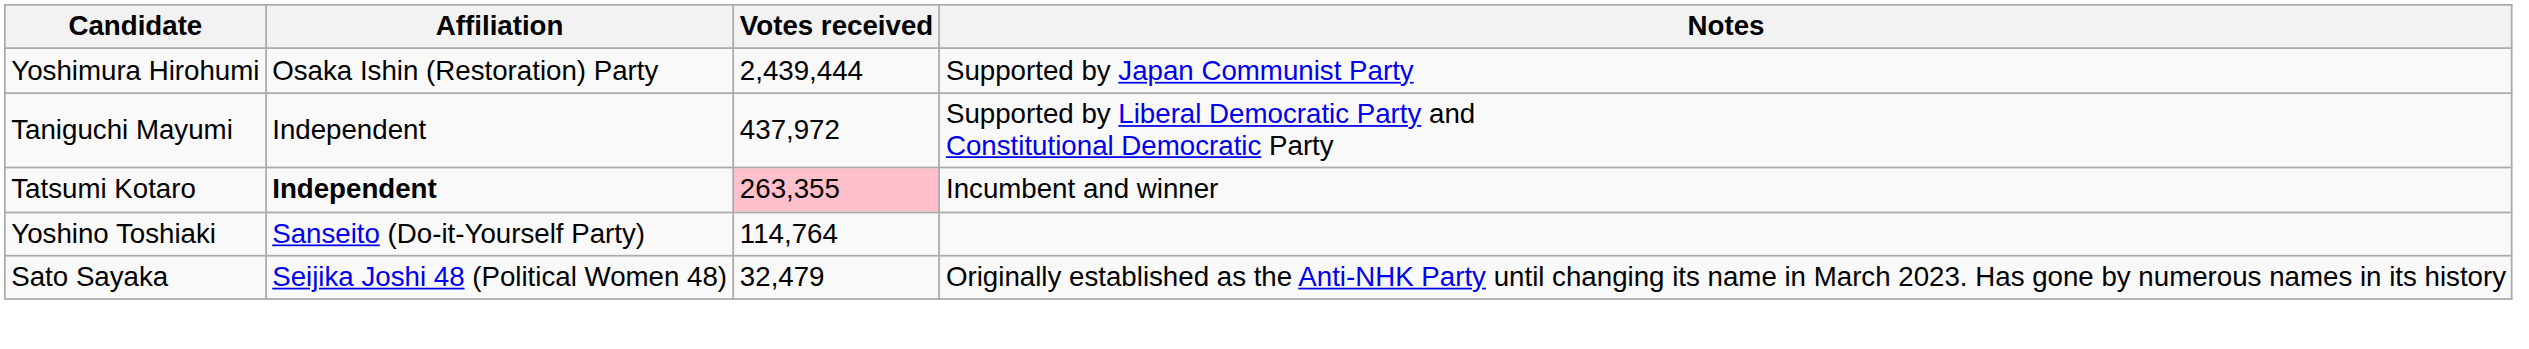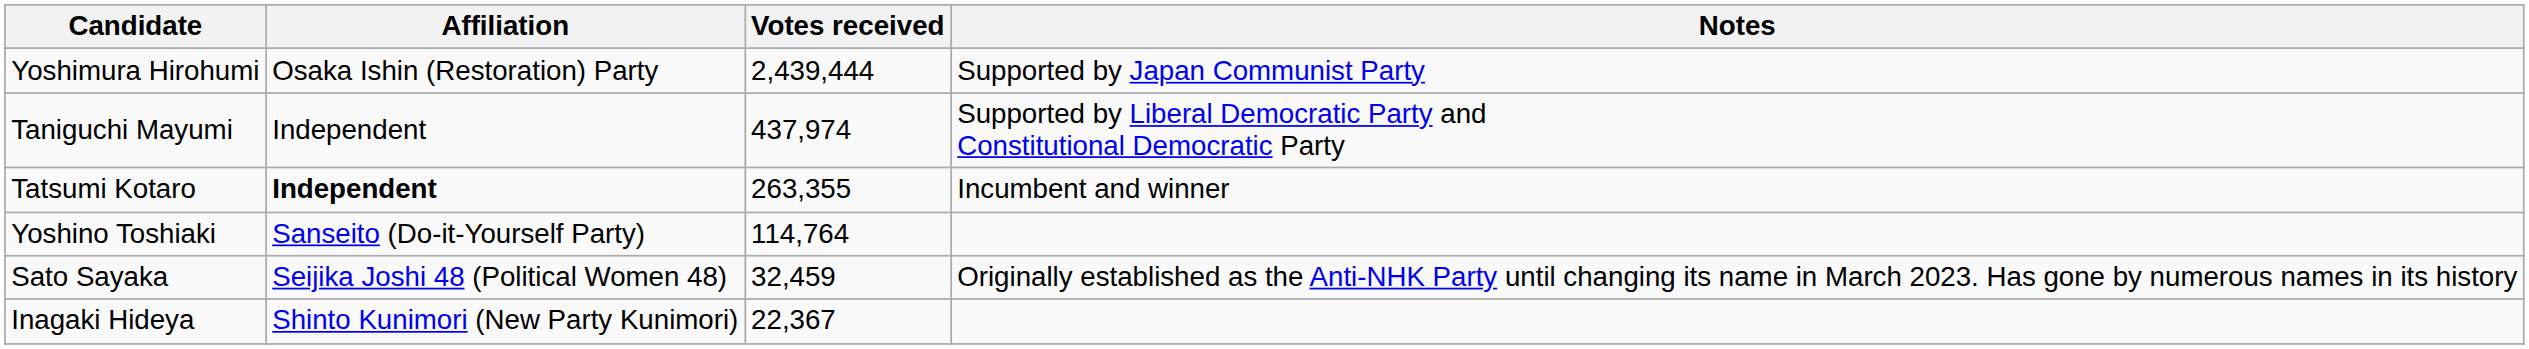(790, 129) 437,972 -> (801, 129) 437,974
(790, 189) pink background -> (801, 189) no background
(782, 277) 32,479 -> (793, 277) 32,459
+ row: (103, 320)
